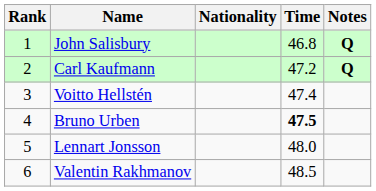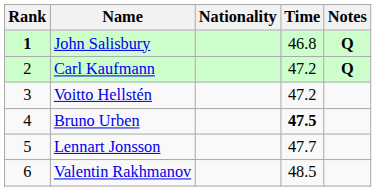(27, 43) normal -> (27, 43) bold
(302, 95) 47.4 -> (302, 95) 47.2
(302, 146) 48.0 -> (302, 146) 47.7
